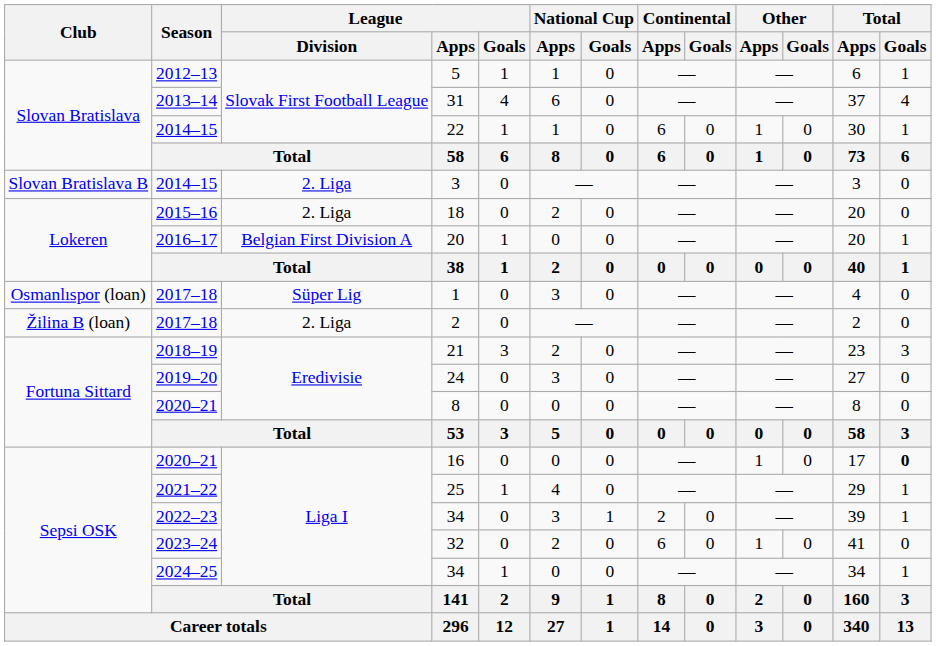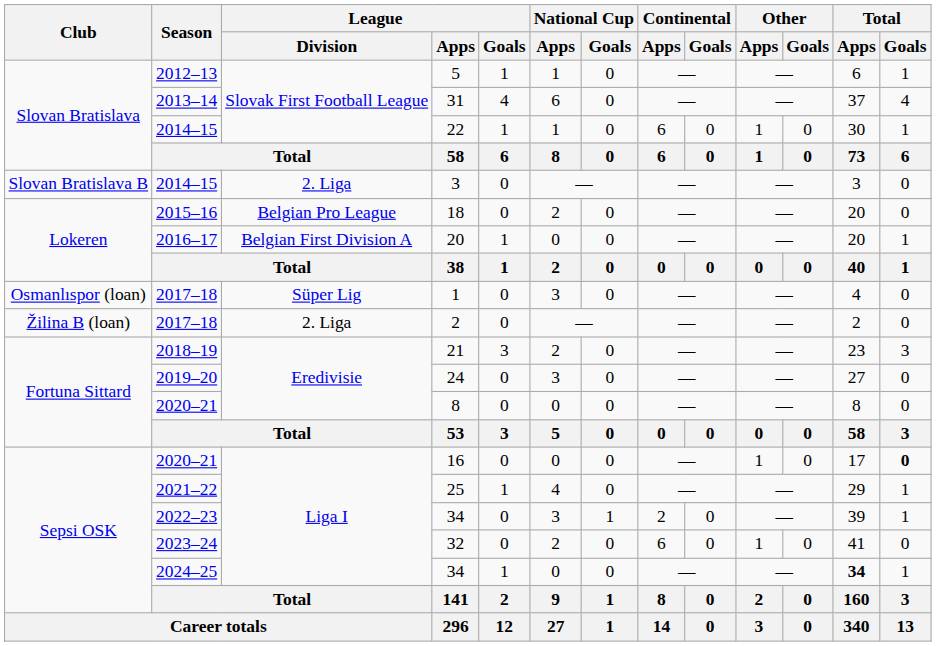(327, 211) 2. Liga -> (327, 211) Belgian Pro League
(856, 571) normal -> (856, 571) bold
